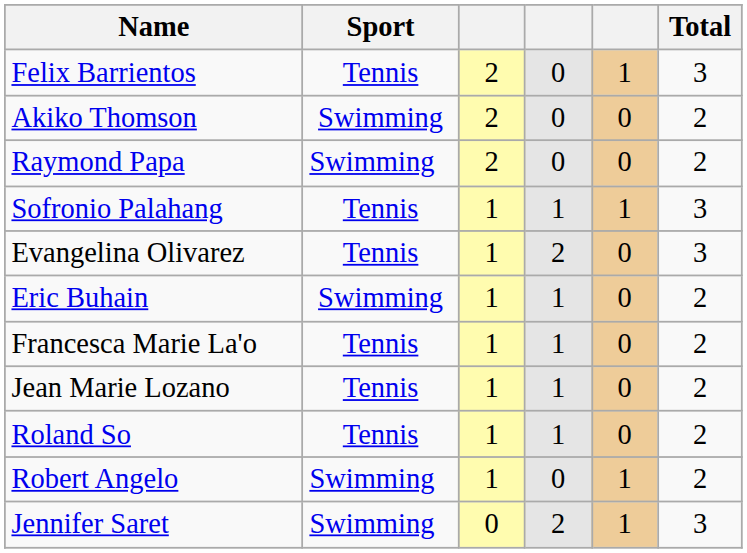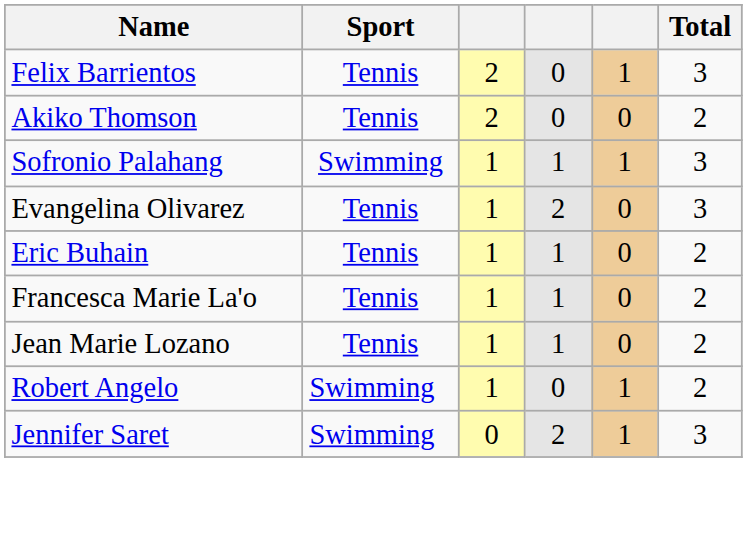(381, 117) Swimming -> (381, 117) Tennis
- row: (98, 162)
(381, 207) Tennis -> (381, 162) Swimming
(381, 298) Swimming -> (381, 252) Tennis
- row: (71, 433)
